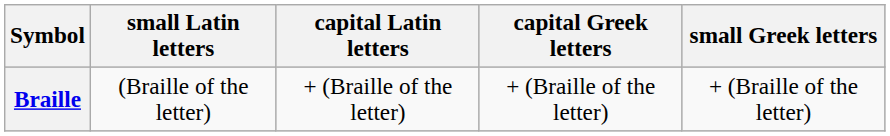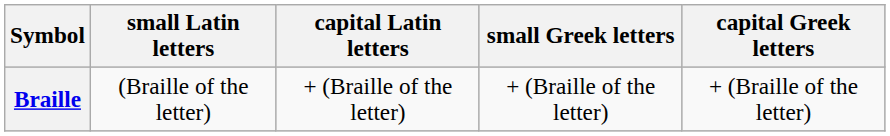columns swapped: (783, 35) <-> (581, 35)
